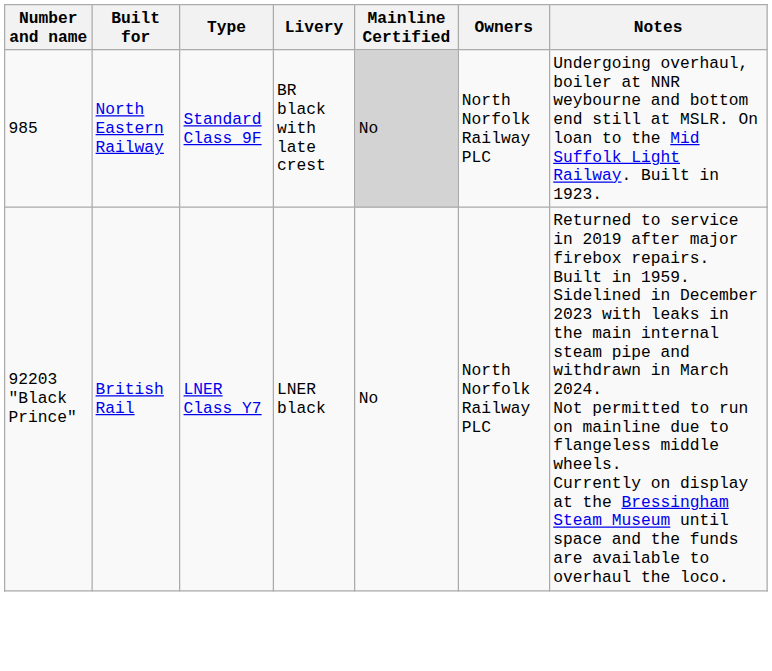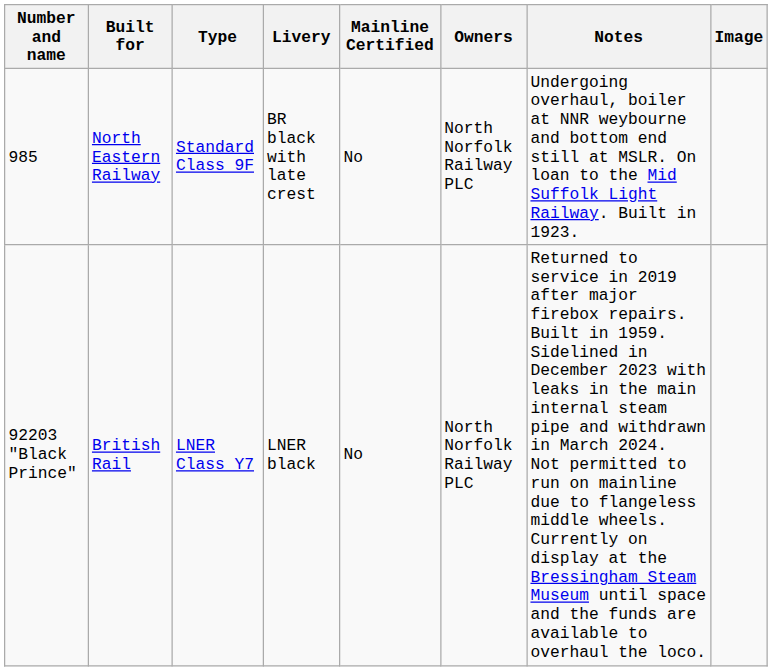+ column: (739, 37)
(368, 129) lightgrey background -> (353, 157) no background
